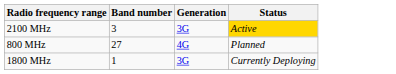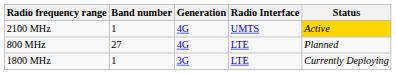+ column: (265, 12)
(114, 28) 3 -> (114, 28) 1
(183, 28) 3G -> (183, 28) 4G
